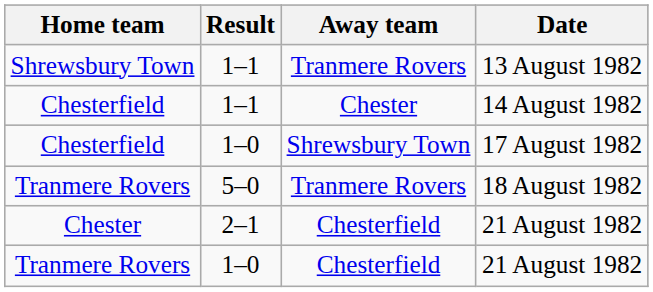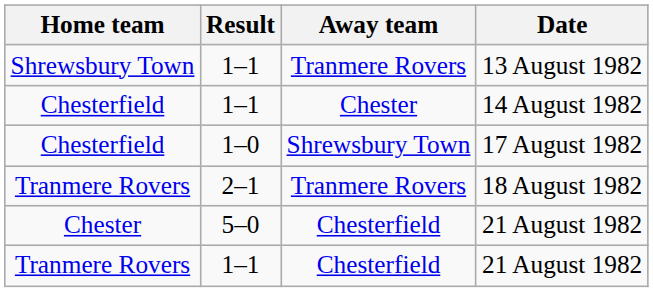(241, 185) 5–0 -> (241, 185) 2–1
(241, 225) 2–1 -> (241, 225) 5–0
(241, 265) 1–0 -> (241, 265) 1–1
